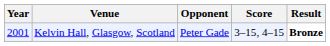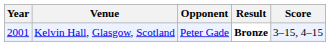columns swapped: (259, 14) <-> (306, 14)
